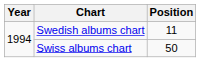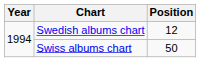(171, 30) 11 -> (171, 30) 12
